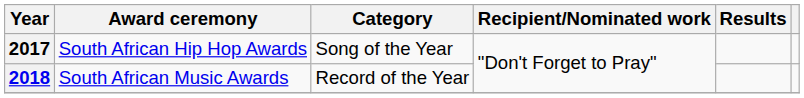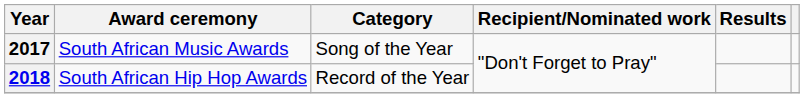(183, 48) South African Hip Hop Awards -> (174, 48) South African Music Awards
(174, 78) South African Music Awards -> (183, 78) South African Hip Hop Awards
